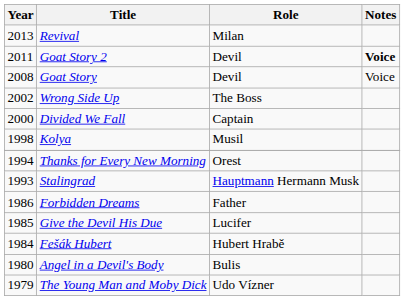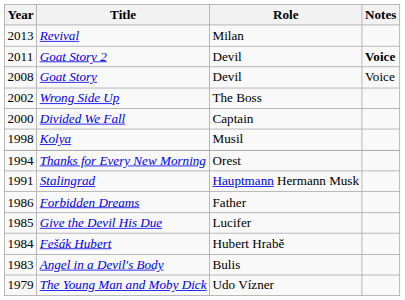(21, 181) 1993 -> (21, 181) 1991
(21, 264) 1980 -> (21, 264) 1983
